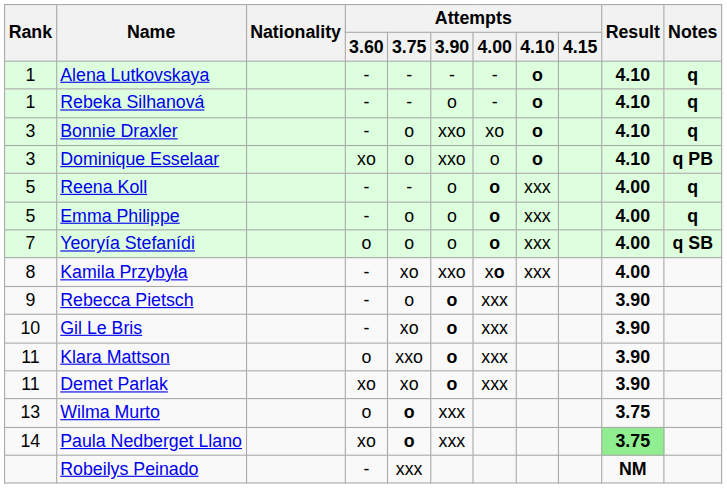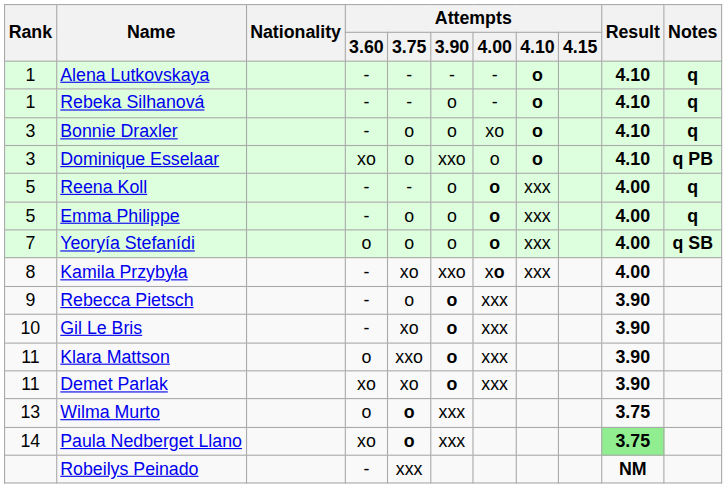(452, 131) xxo -> (452, 131) o
